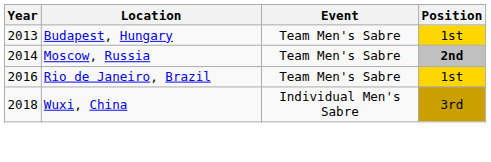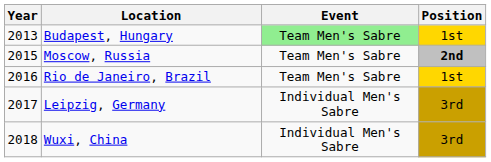(340, 35) no background -> (340, 35) lightgreen background
(23, 56) 2014 -> (23, 56) 2015
+ row: (105, 104)
